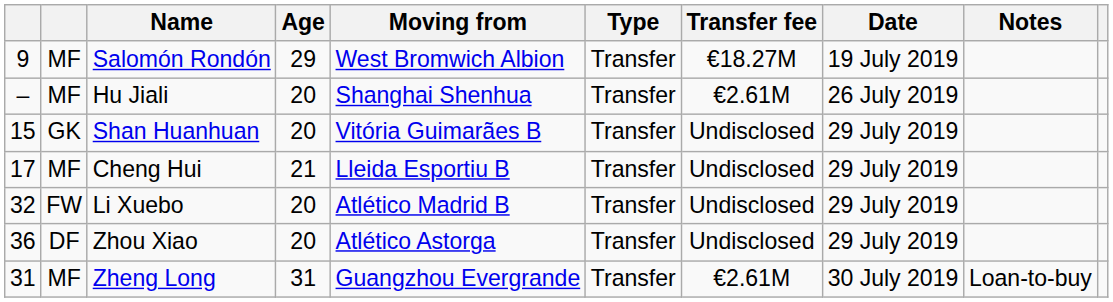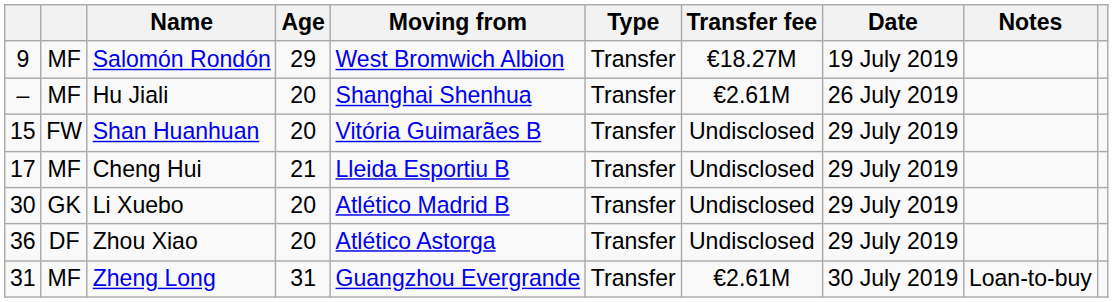(64, 132) GK -> (64, 132) FW
(23, 205) 32 -> (23, 205) 30
(64, 205) FW -> (64, 205) GK
